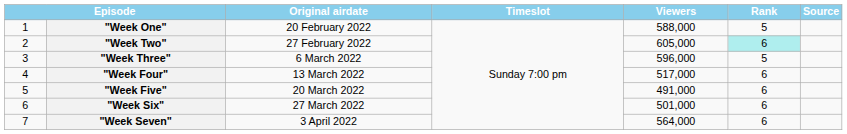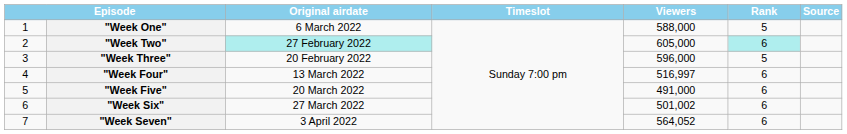(329, 27) 20 February 2022 -> (329, 27) 6 March 2022
(329, 43) no background -> (329, 43) paleturquoise background
(329, 59) 6 March 2022 -> (329, 59) 20 February 2022
(676, 74) 517,000 -> (676, 74) 516,997
(676, 106) 501,000 -> (676, 106) 501,002
(676, 121) 564,000 -> (676, 121) 564,052
